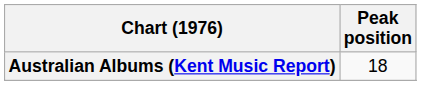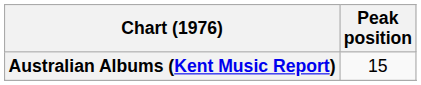(378, 66) 18 -> (378, 66) 15
